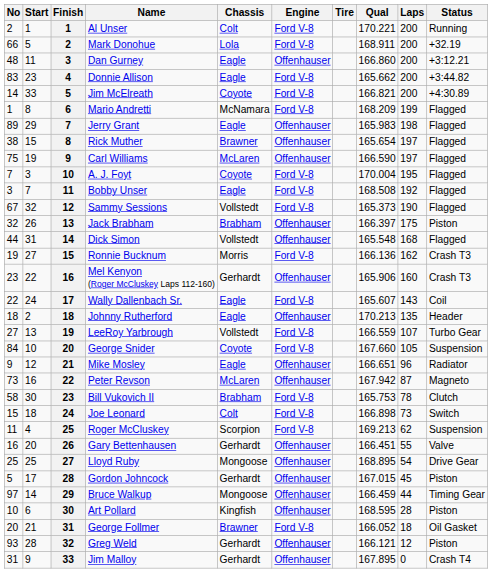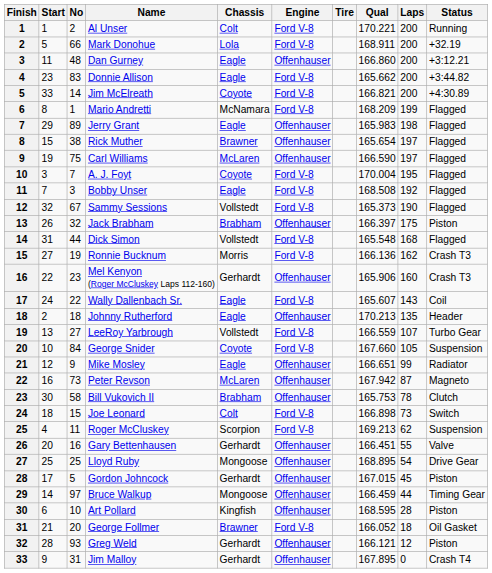columns swapped: (68, 12) <-> (14, 12)
(302, 239) Offenhauser -> (294, 239) Ford V-8
(406, 365) 96 -> (406, 365) 99
(294, 397) Ford V-8 -> (302, 397) Offenhauser
